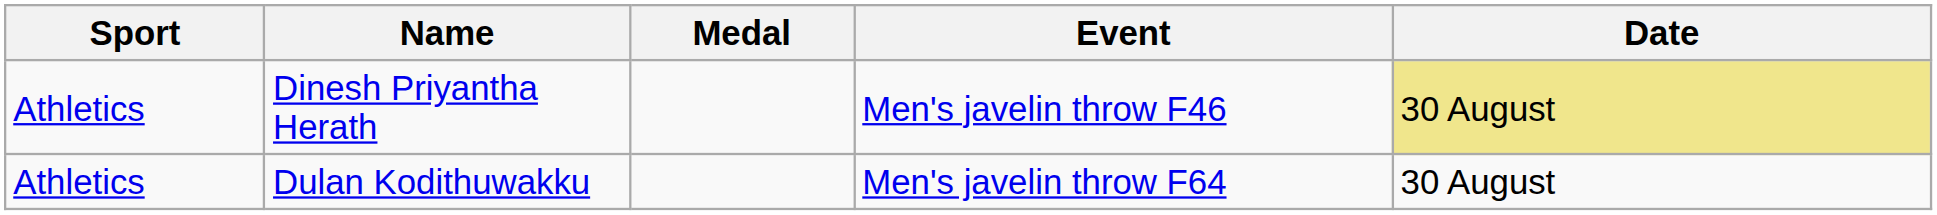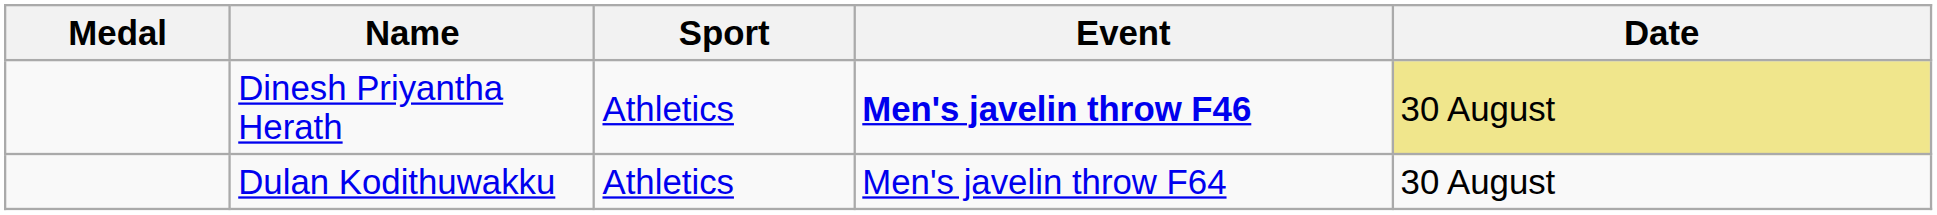columns swapped: (742, 33) <-> (135, 33)
(1044, 107) normal -> (1057, 107) bold
